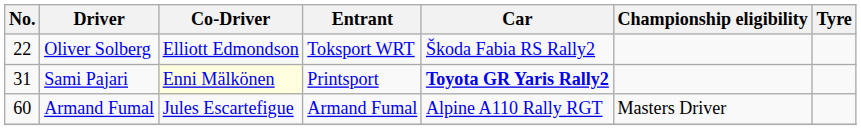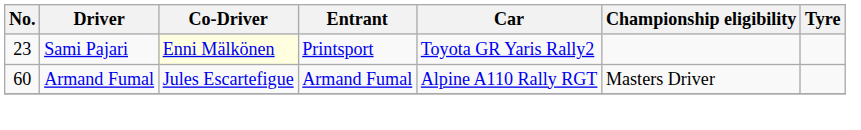- row: (97, 48)
(22, 78) 31 -> (22, 48) 23
(517, 78) bold -> (508, 48) normal
